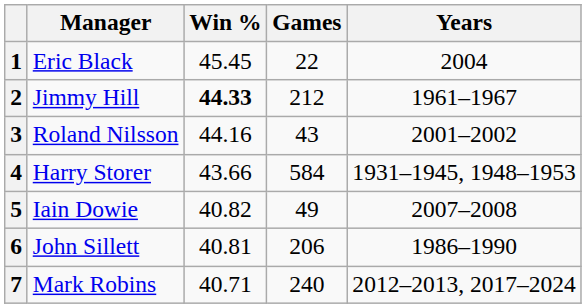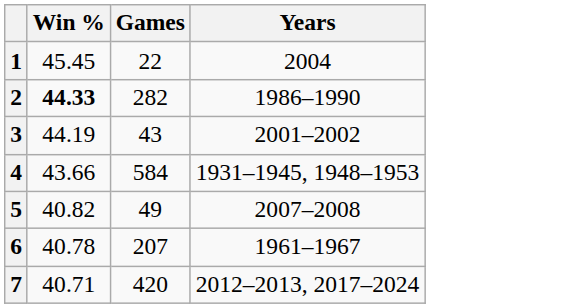- column: (106, 23)
(307, 97) 212 -> (150, 97) 282
(464, 97) 1961–1967 -> (308, 97) 1986–1990
(225, 135) 44.16 -> (69, 135) 44.19
(225, 246) 40.81 -> (69, 246) 40.78
(307, 246) 206 -> (150, 246) 207
(464, 246) 1986–1990 -> (308, 246) 1961–1967
(307, 284) 240 -> (150, 284) 420
